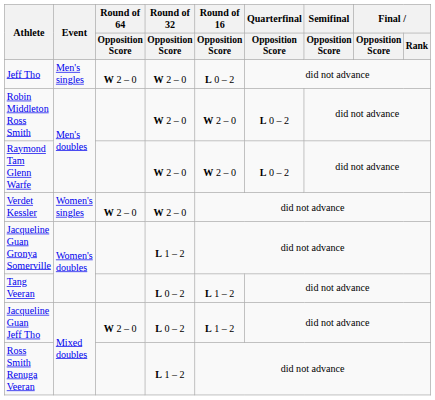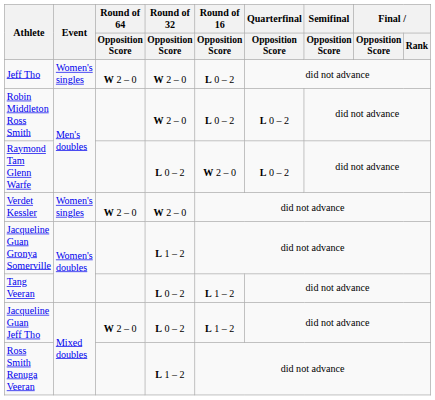(70, 74) Men's singles -> (74, 74) Women's singles
(220, 120) W 2 – 0 -> (220, 120) L 0 – 2
(170, 173) W 2 – 0 -> (170, 173) L 0 – 2
